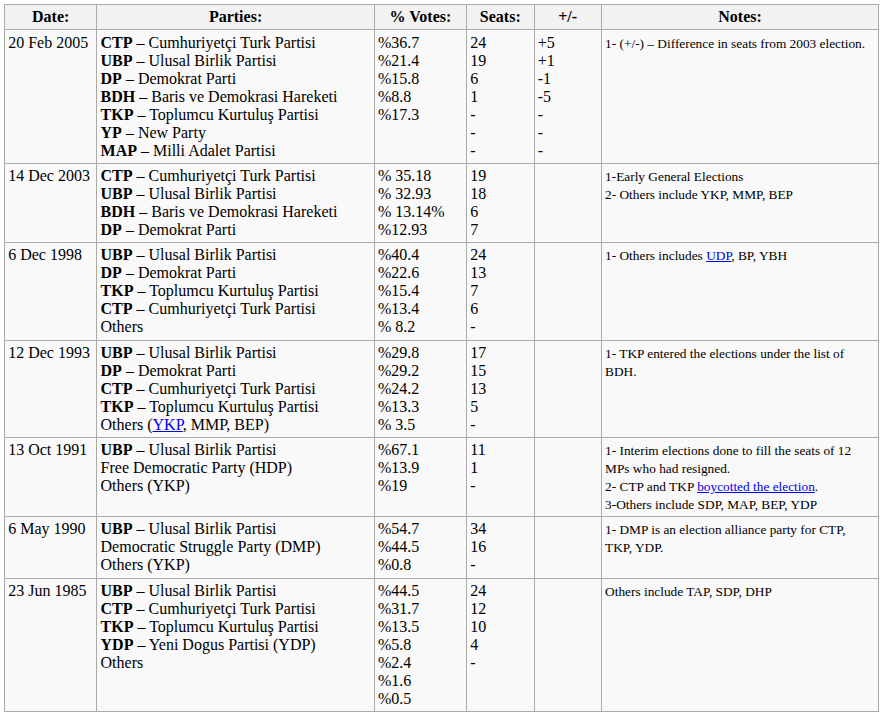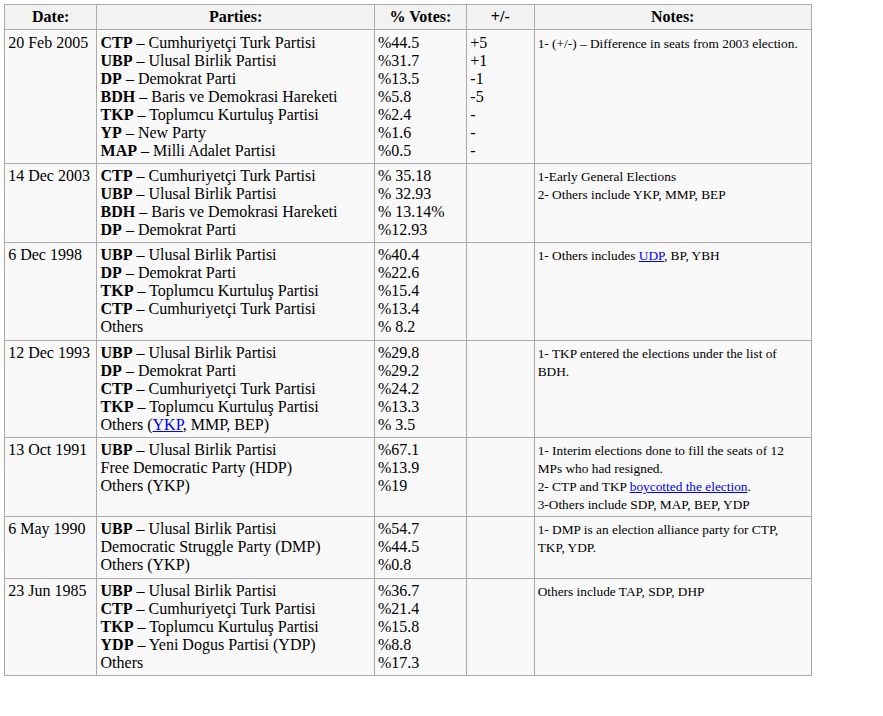- column: (500, 17)
(399, 78) %36.7 %21.4 %15.8 %8.8 %17.3 -> (399, 96) %44.5 %31.7 %13.5 %5.8 %2.4 %1.6 %0.5
(399, 644) %44.5 %31.7 %13.5 %5.8 %2.4 %1.6 %0.5 -> (399, 626) %36.7 %21.4 %15.8 %8.8 %17.3
